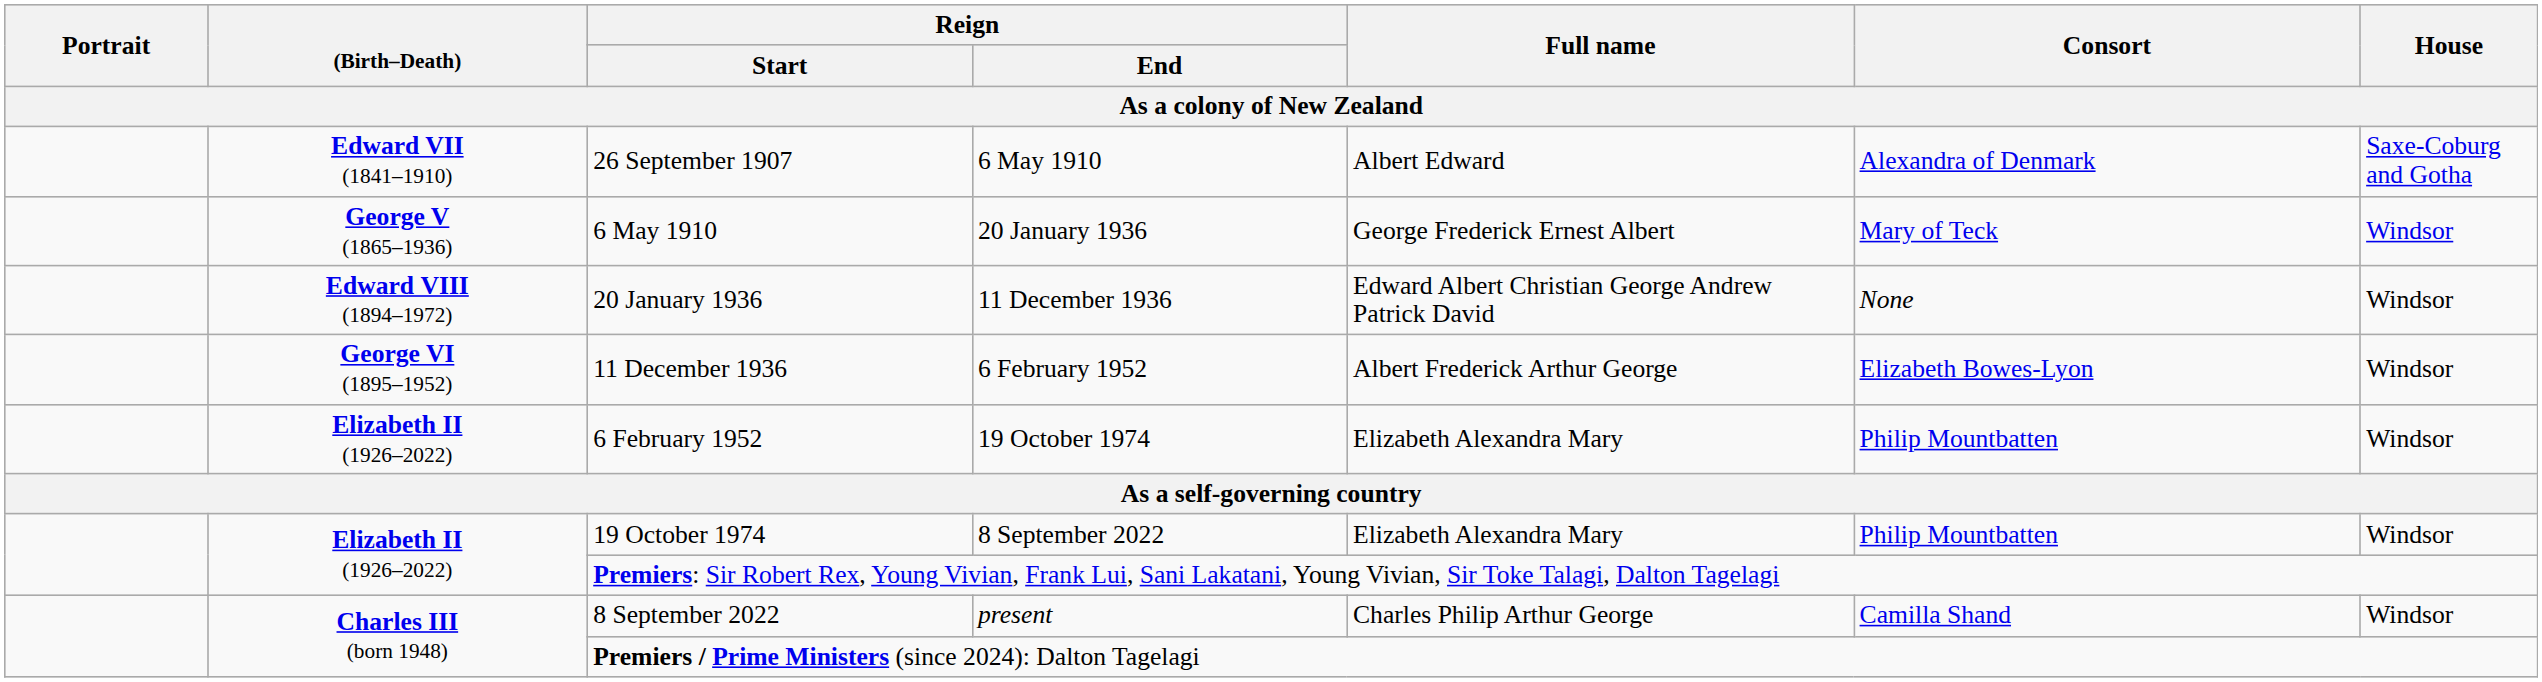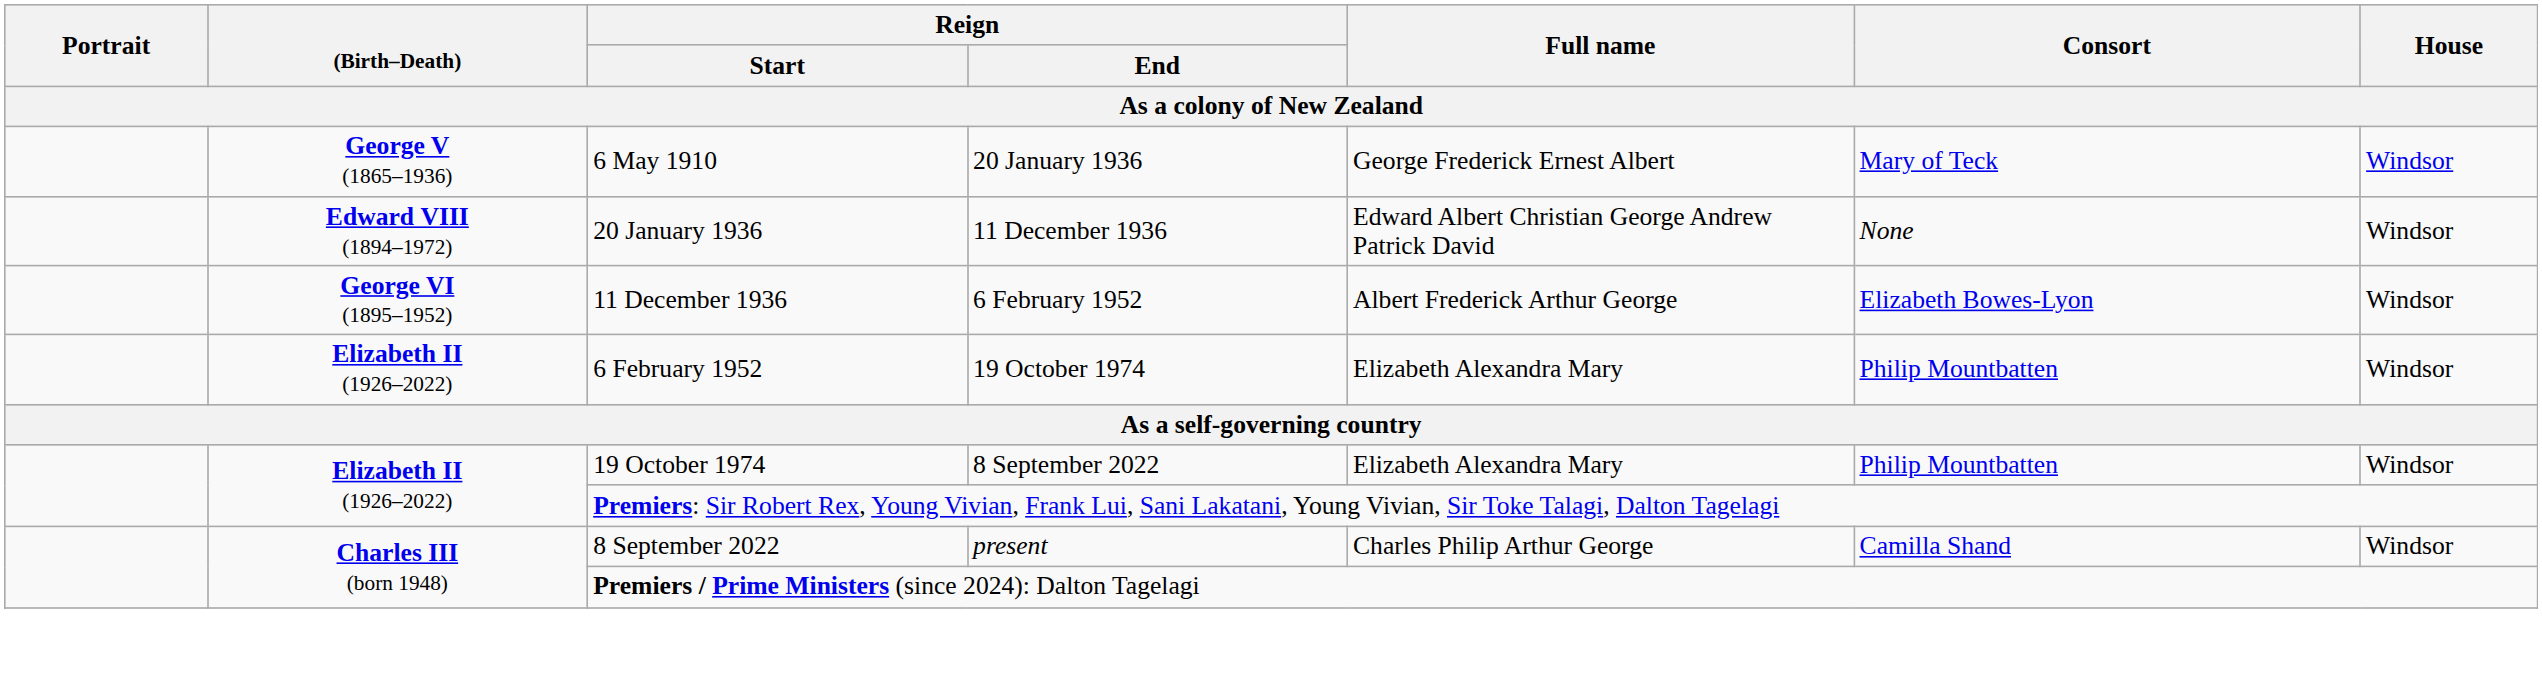- row: (693, 161)
